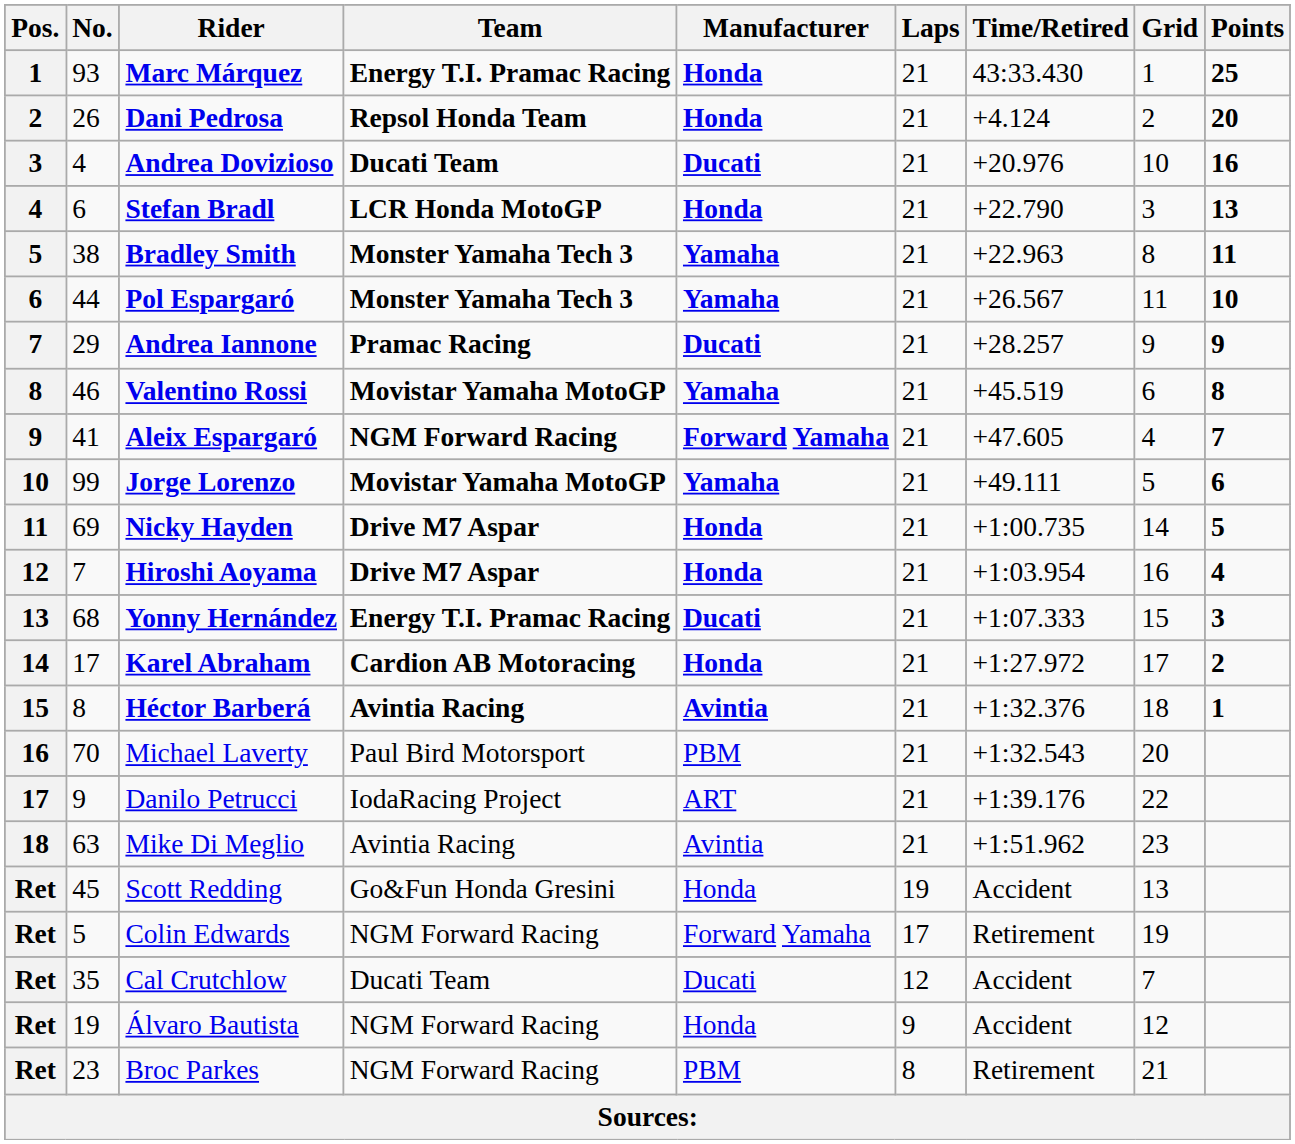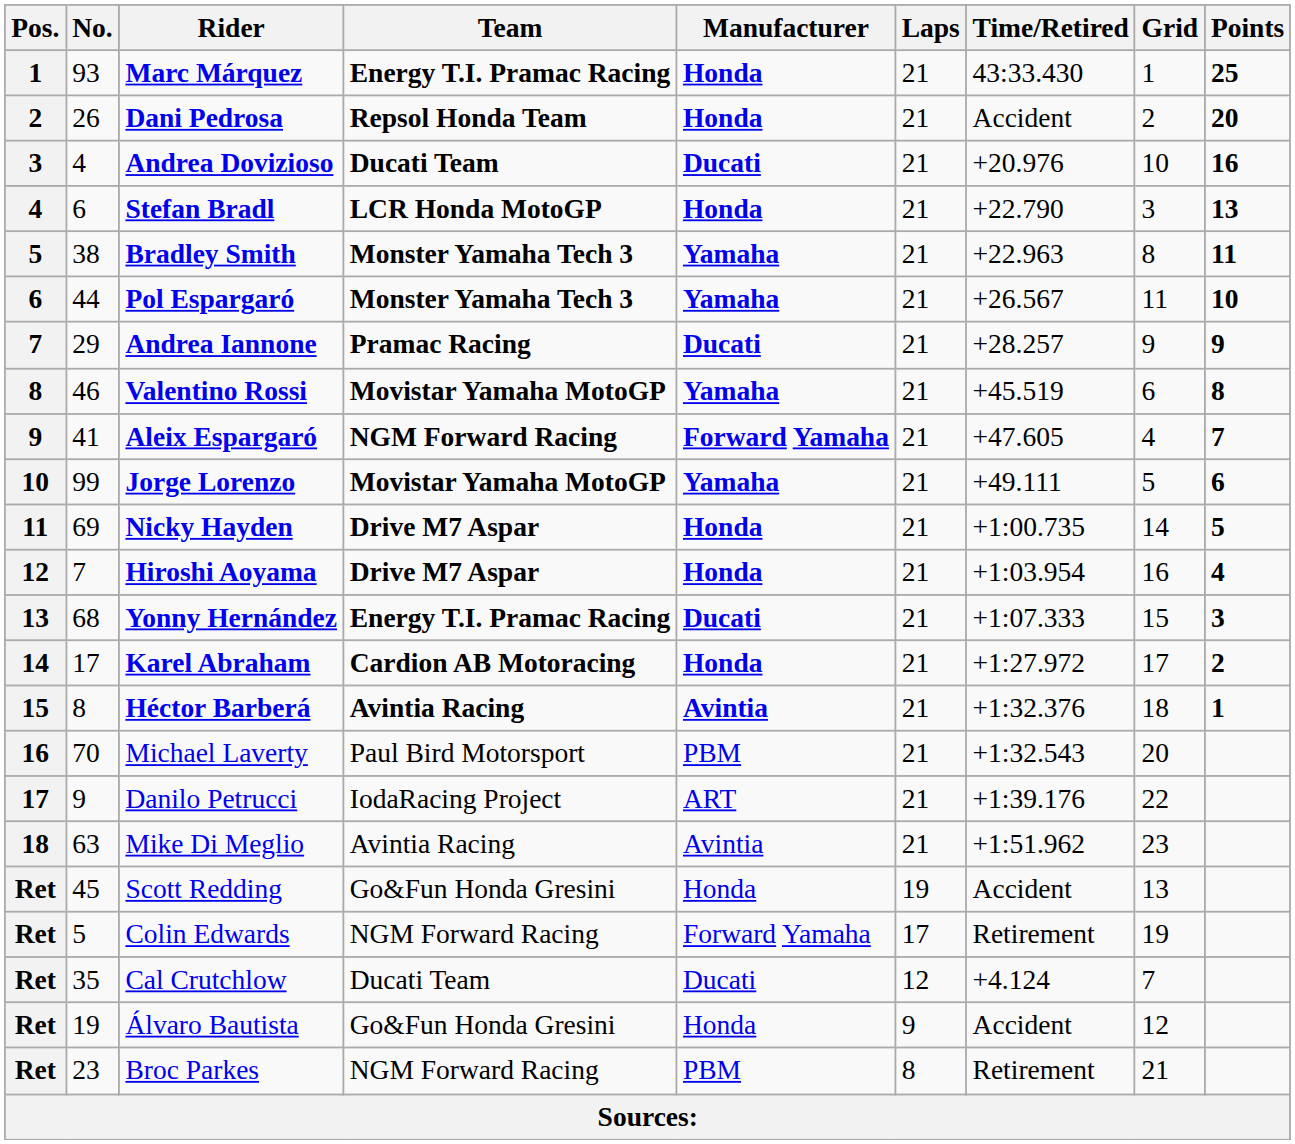(1011, 118) +4.124 -> (1022, 118) Accident
(1022, 979) Accident -> (1011, 979) +4.124
(474, 1025) NGM Forward Racing -> (483, 1025) Go&Fun Honda Gresini
